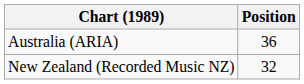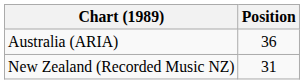(269, 66) 32 -> (269, 66) 31
